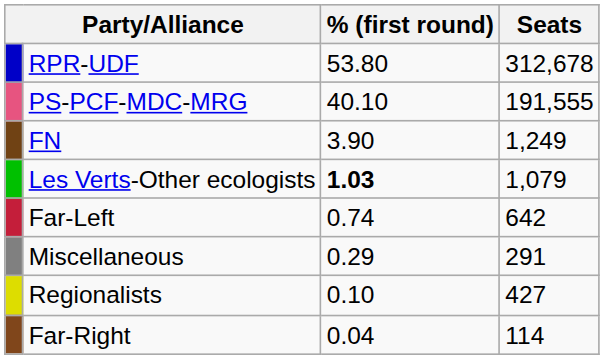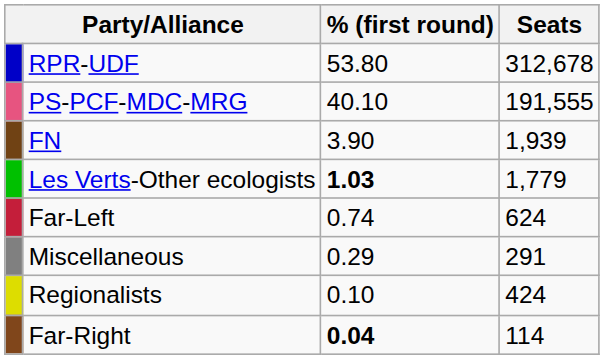(536, 141) 1,249 -> (536, 141) 1,939
(536, 179) 1,079 -> (536, 179) 1,779
(526, 218) 642 -> (526, 218) 624
(526, 296) 427 -> (526, 296) 424
(351, 334) normal -> (351, 334) bold
